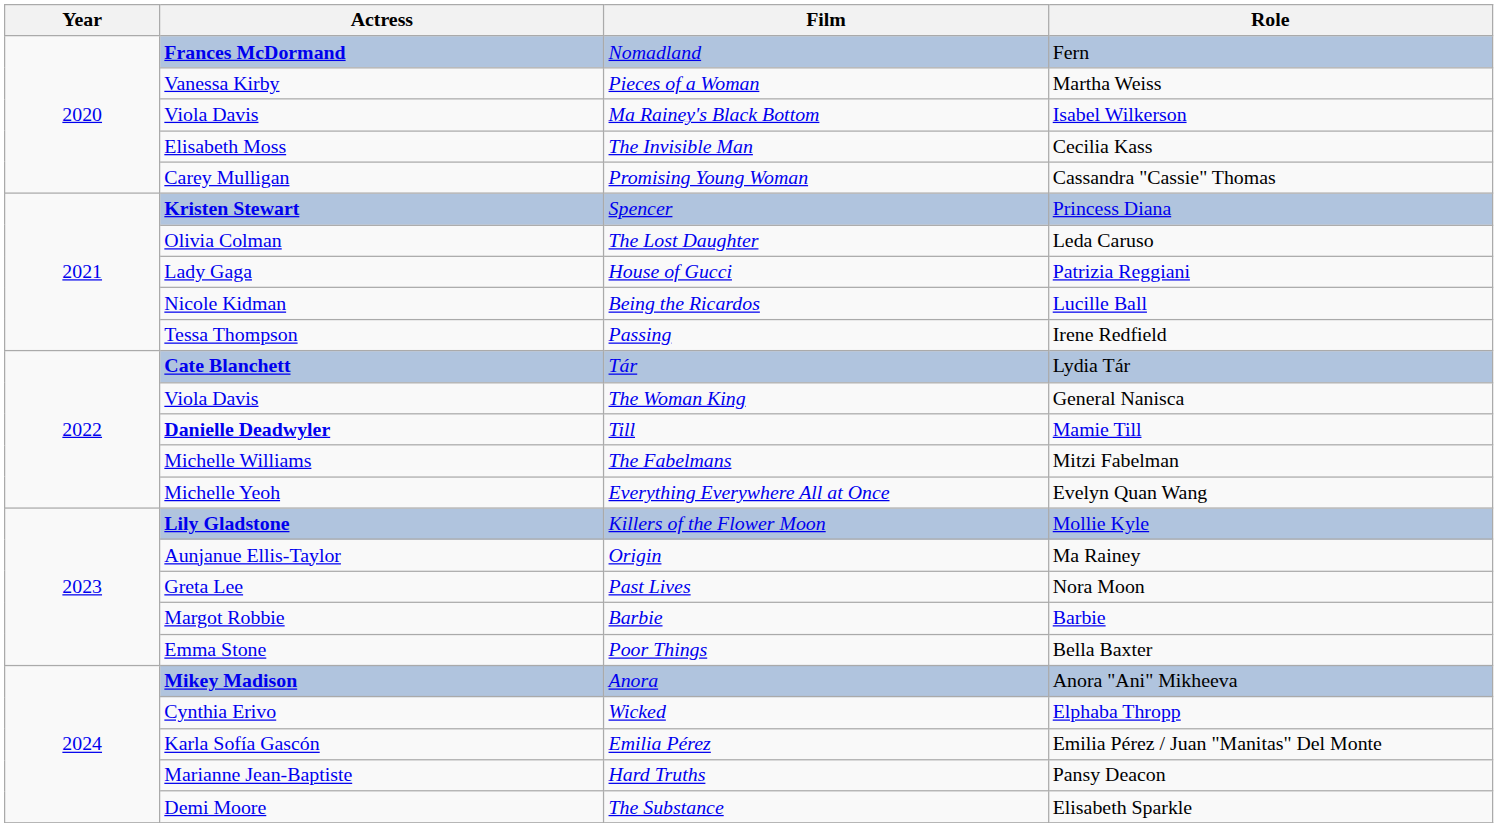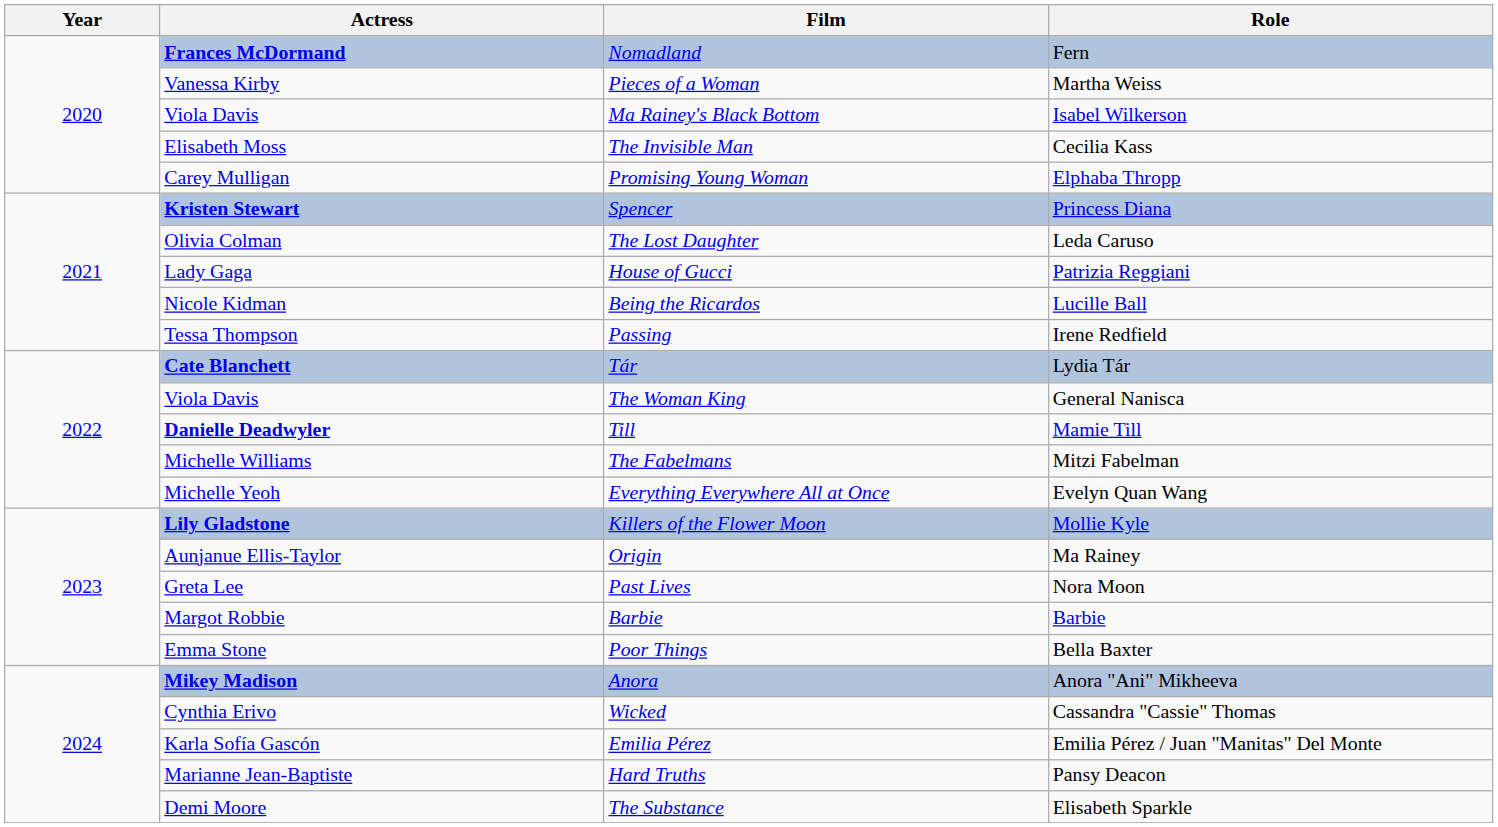(1164, 177) Cassandra "Cassie" Thomas -> (1117, 177) Elphaba Thropp
(1117, 712) Elphaba Thropp -> (1164, 712) Cassandra "Cassie" Thomas
